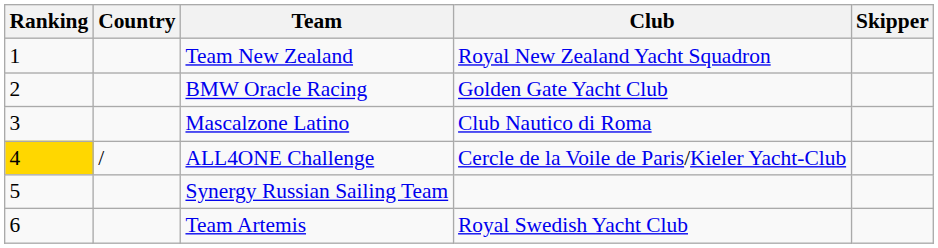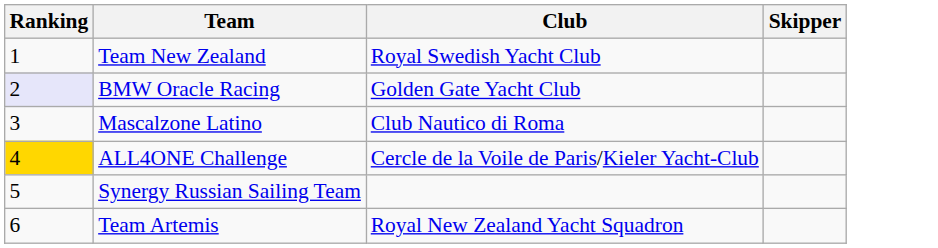- column: (137, 21)
(614, 55) Royal New Zealand Yacht Squadron -> (486, 55) Royal Swedish Yacht Club
(15, 89) no background -> (15, 89) lavender background
(573, 225) Royal Swedish Yacht Club -> (527, 225) Royal New Zealand Yacht Squadron
